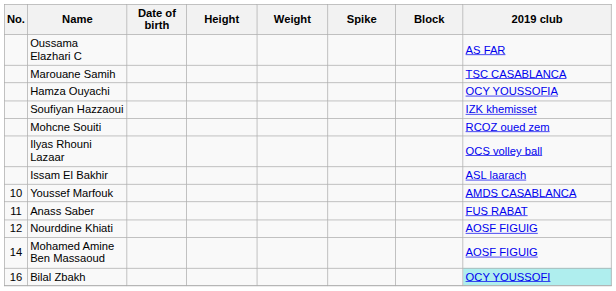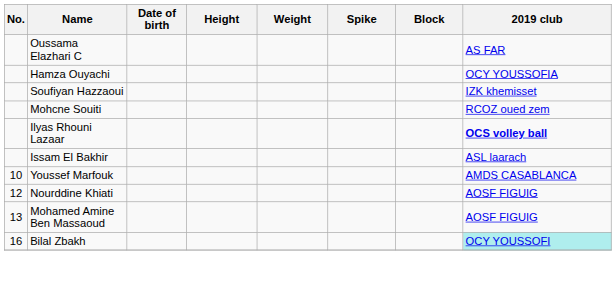- row: (73, 74)
(504, 151) normal -> (506, 133) bold
- row: (62, 211)
(16, 252) 14 -> (16, 217) 13
